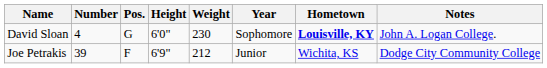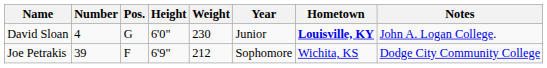(264, 33) Sophomore -> (251, 33) Junior
(251, 53) Junior -> (264, 53) Sophomore
